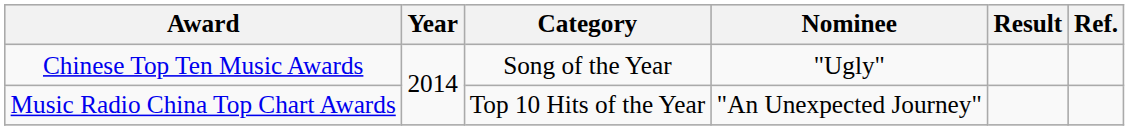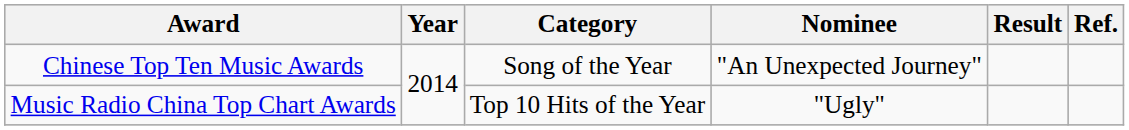(849, 64) "Ugly" -> (849, 64) "An Unexpected Journey"
(849, 104) "An Unexpected Journey" -> (849, 104) "Ugly"
